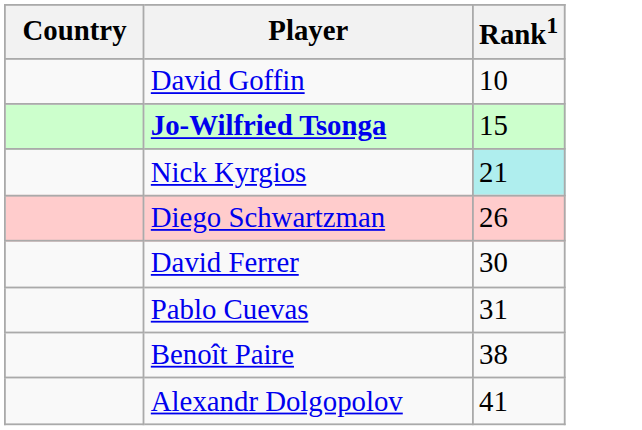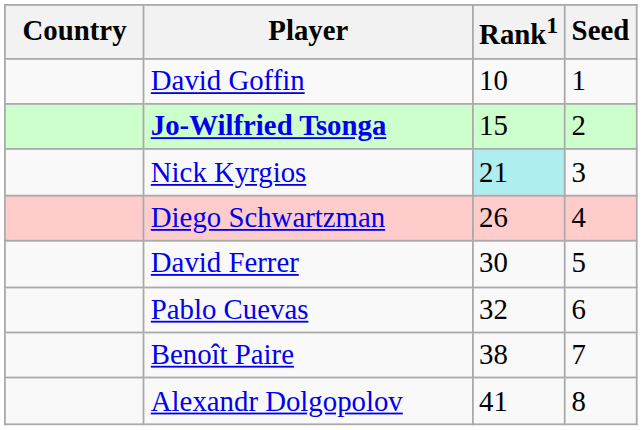+ column: (600, 31)
(493, 309) 31 -> (493, 309) 32
